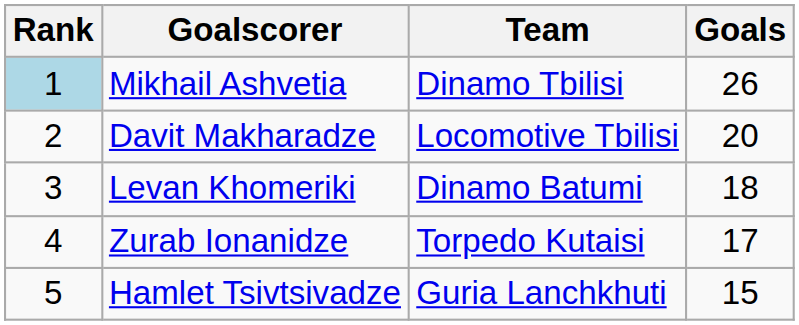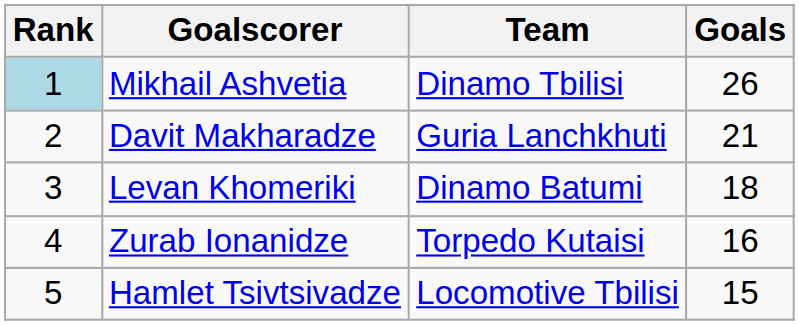(548, 135) Locomotive Tbilisi -> (541, 135) Guria Lanchkhuti
(740, 135) 20 -> (740, 135) 21
(740, 240) 17 -> (740, 240) 16
(541, 293) Guria Lanchkhuti -> (548, 293) Locomotive Tbilisi
